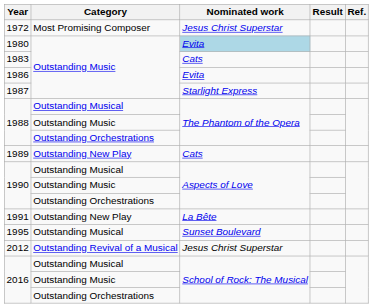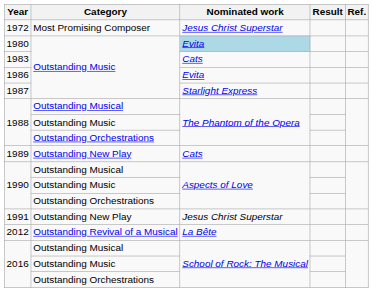(199, 216) La Bête -> (232, 216) Jesus Christ Superstar
- row: (18, 232)
(232, 248) Jesus Christ Superstar -> (199, 232) La Bête
